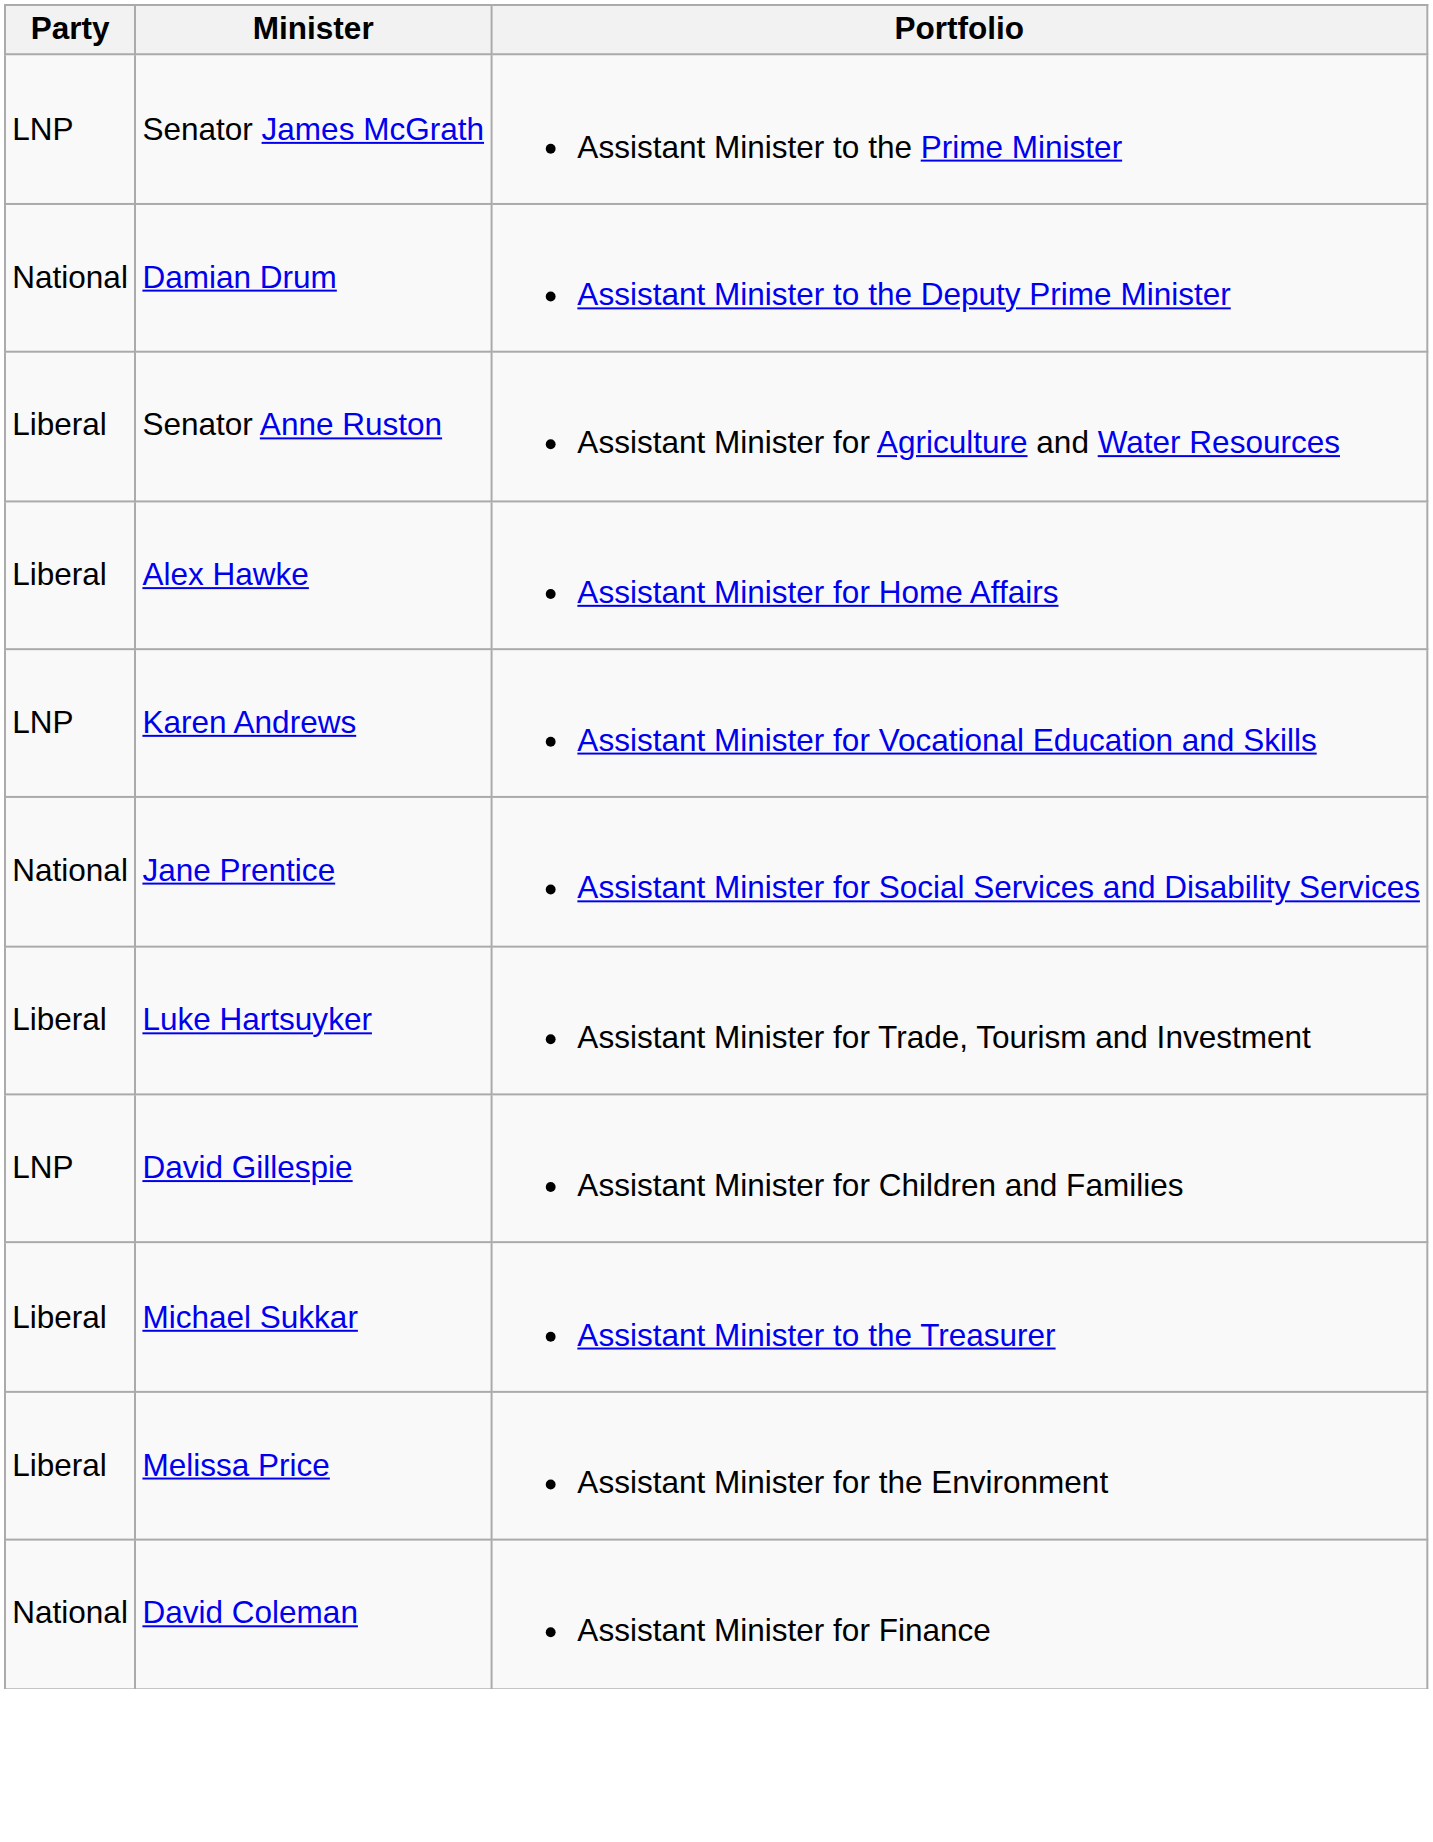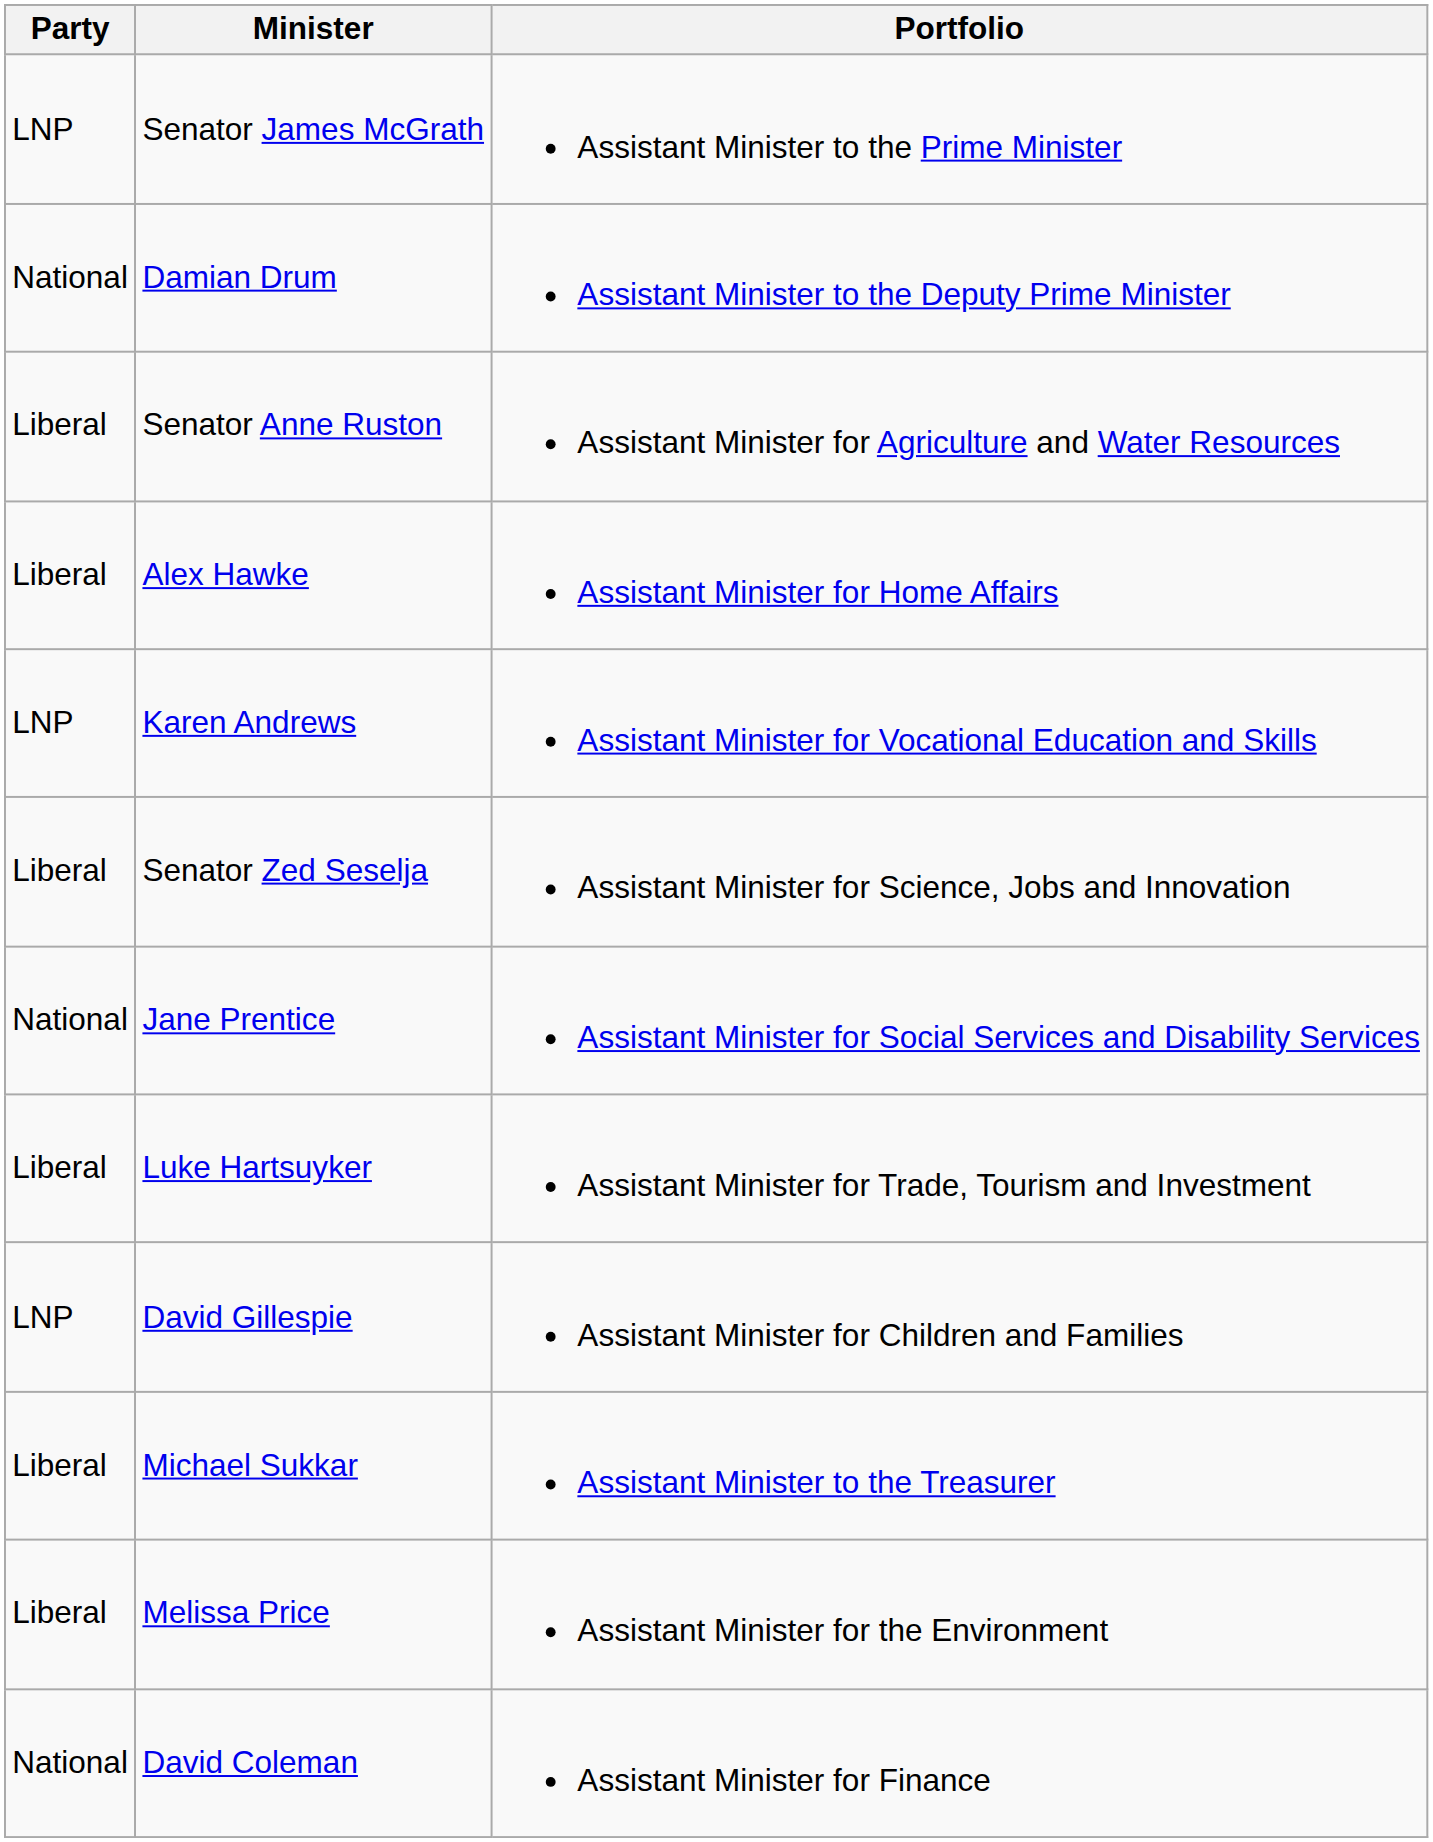+ row: (285, 871)
